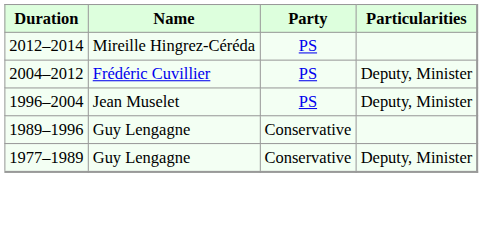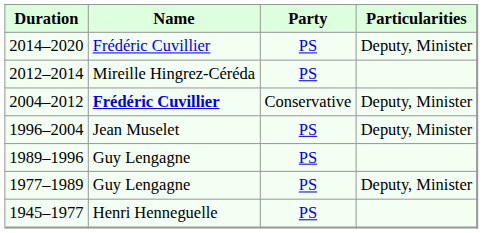+ row: (46, 46)
(152, 74) normal -> (156, 101) bold
(308, 74) PS -> (308, 101) Conservative
(308, 129) Conservative -> (308, 157) PS
(308, 157) Conservative -> (308, 185) PS
+ row: (46, 213)
